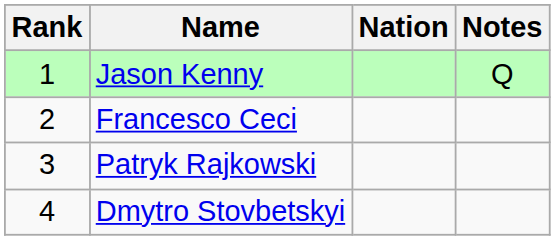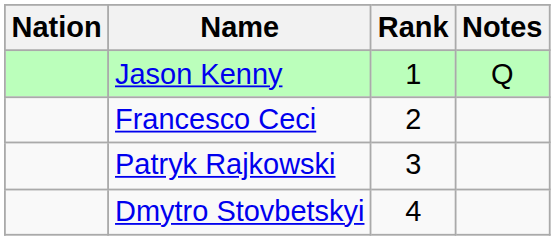columns swapped: (47, 27) <-> (404, 27)
